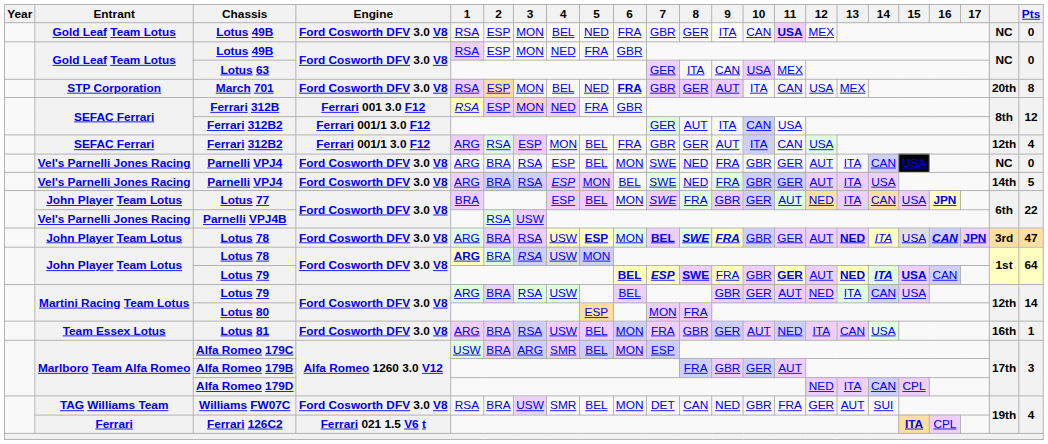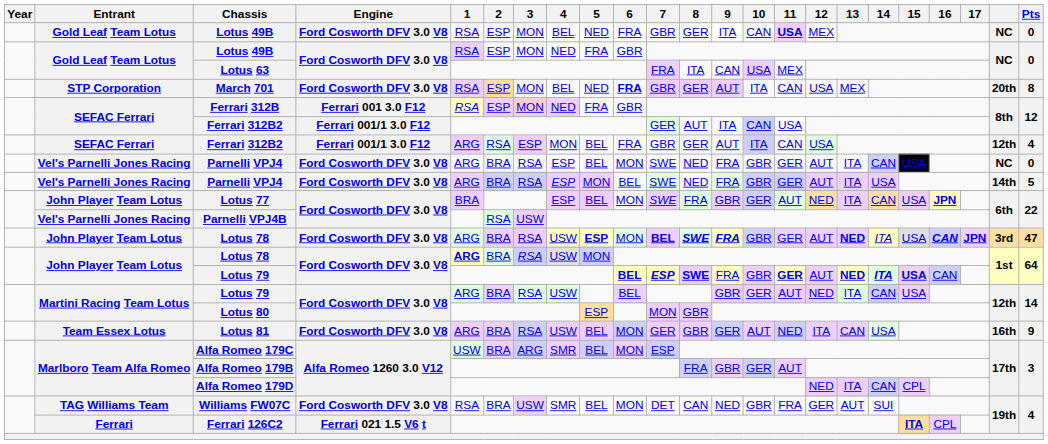(663, 69) GER -> (663, 69) FRA
(696, 312) FRA -> (696, 312) GBR
(663, 330) FRA -> (663, 330) GER
(1031, 330) 1 -> (1031, 330) 9
